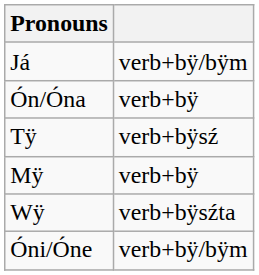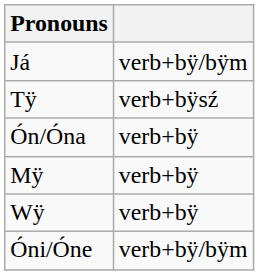rows swapped: (23, 136) <-> (48, 99)
(177, 212) verb+bÿsźta -> (159, 212) verb+bÿ
